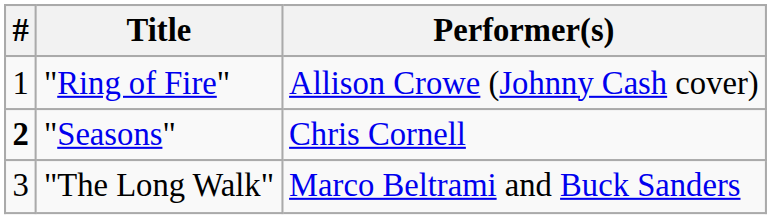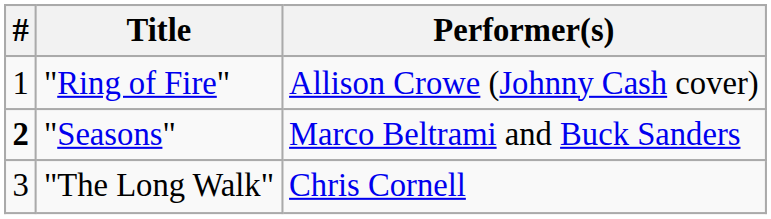(377, 133) Chris Cornell -> (515, 133) Marco Beltrami and Buck Sanders
(515, 185) Marco Beltrami and Buck Sanders -> (377, 185) Chris Cornell
